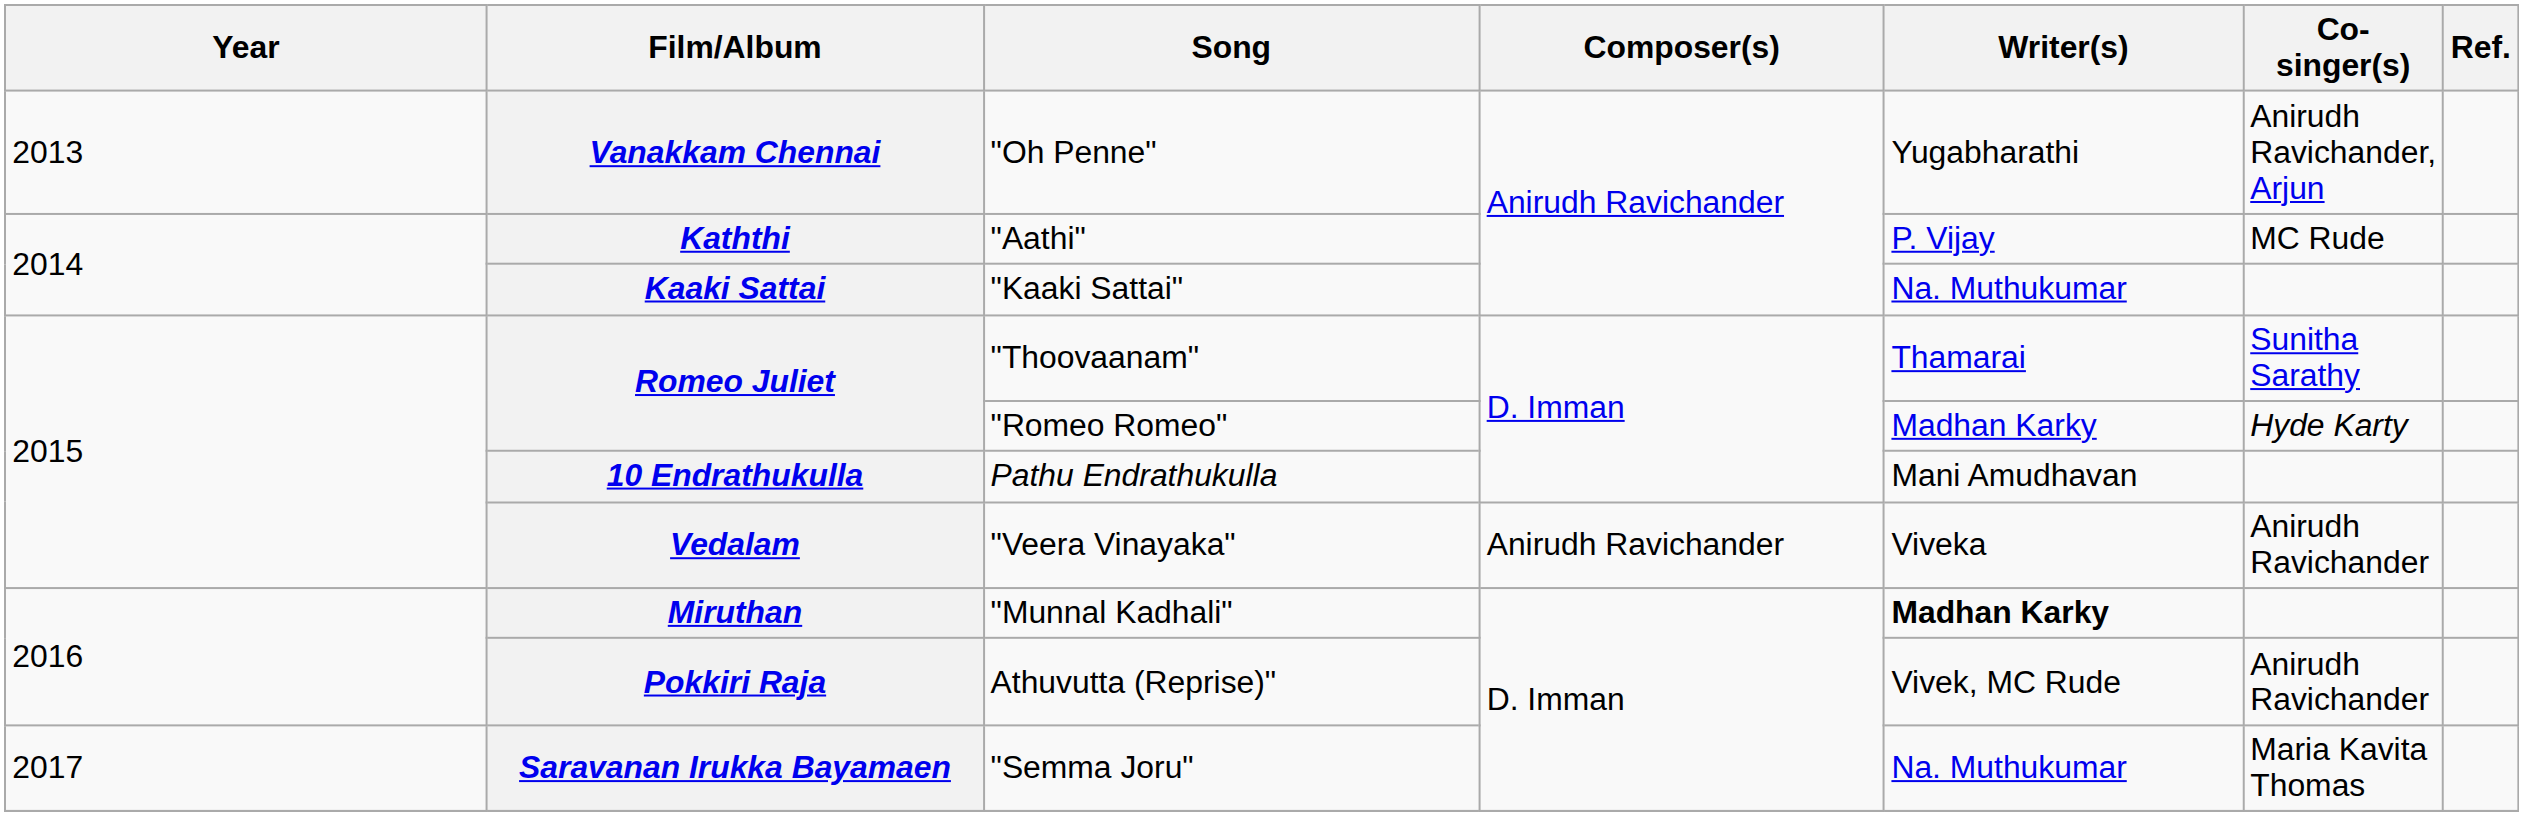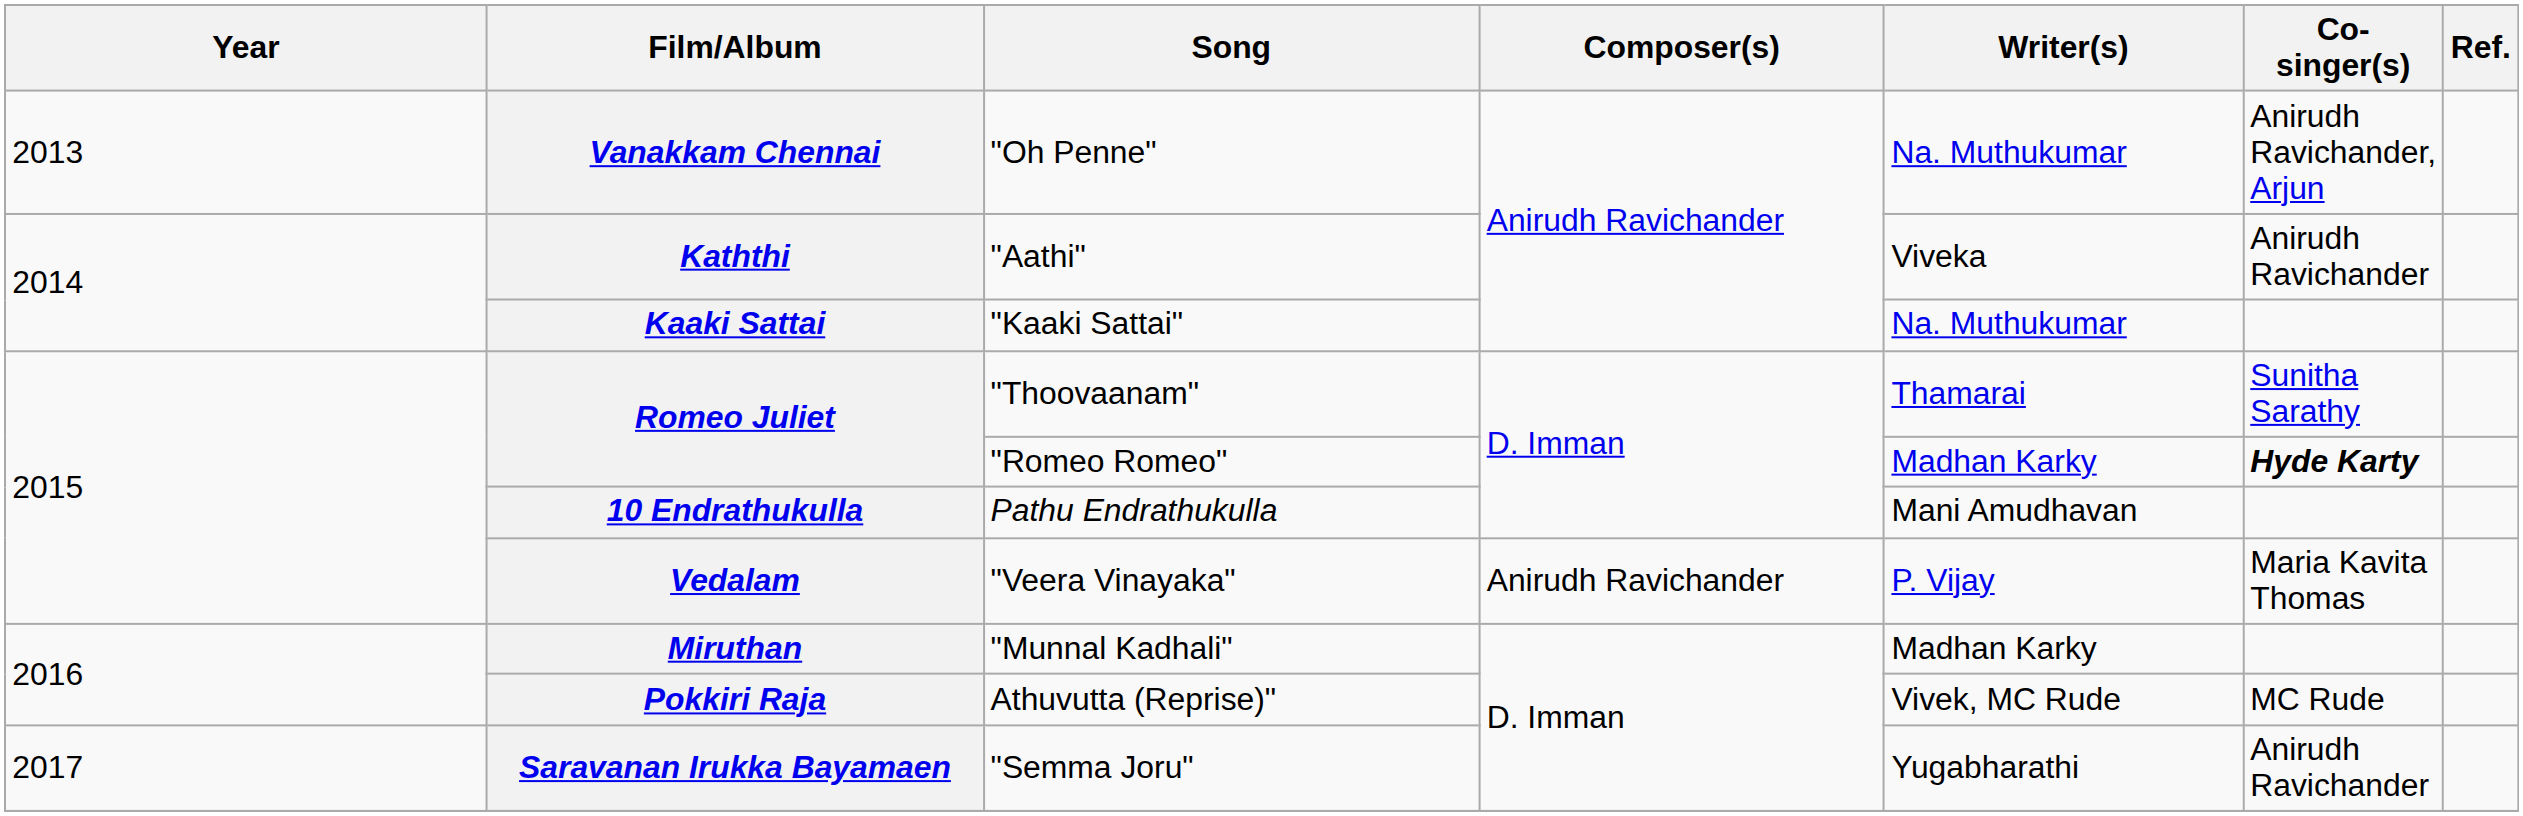(1985, 151) Yugabharathi -> (2009, 151) Na. Muthukumar
(1943, 238) P. Vijay -> (1939, 256) Viveka
(2317, 238) MC Rude -> (2340, 256) Anirudh Ravichander
(2329, 425) normal -> (2334, 461) bold
(1939, 544) Viveka -> (1943, 580) P. Vijay
(2340, 544) Anirudh Ravichander -> (2339, 580) Maria Kavita Thomas
(2000, 612) bold -> (1994, 648) normal
(2340, 681) Anirudh Ravichander -> (2317, 699) MC Rude
(2009, 767) Na. Muthukumar -> (1985, 767) Yugabharathi
(2339, 767) Maria Kavita Thomas -> (2340, 767) Anirudh Ravichander
